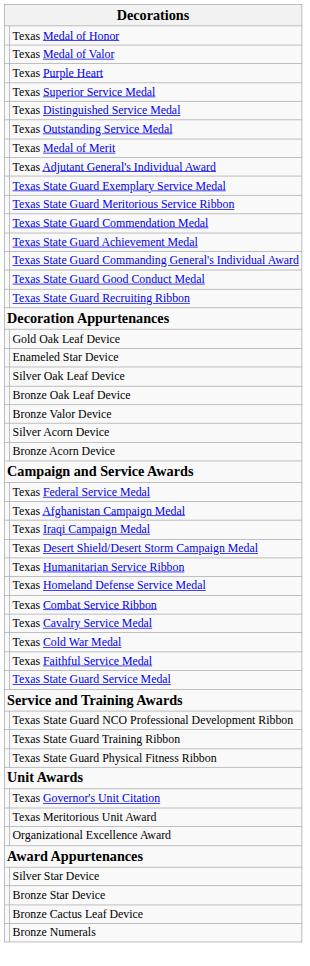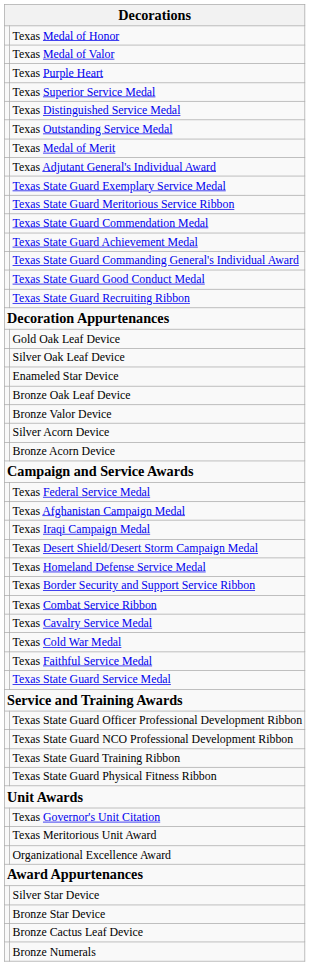rows swapped: (69, 376) <-> (65, 357)
- row: (98, 567)
+ row: (134, 586)
+ row: (157, 720)
